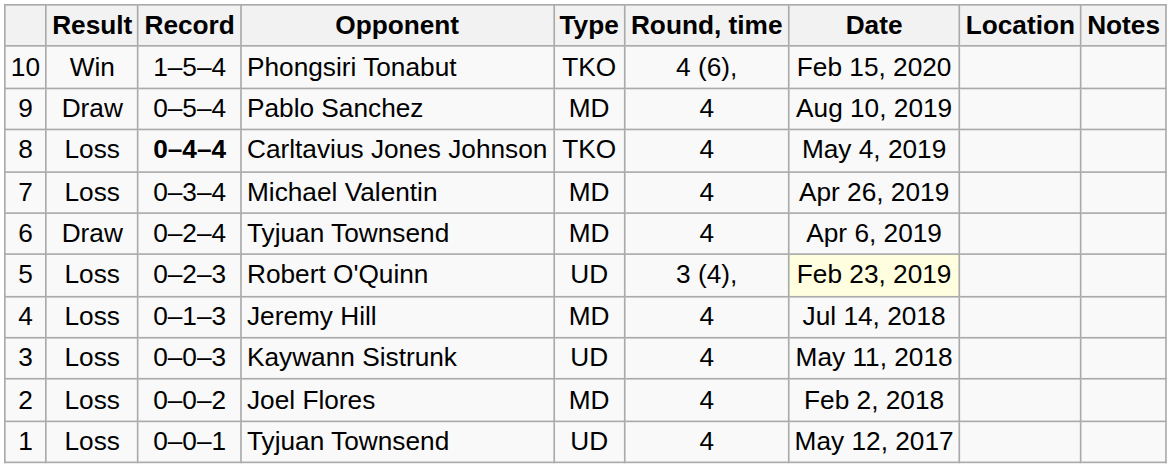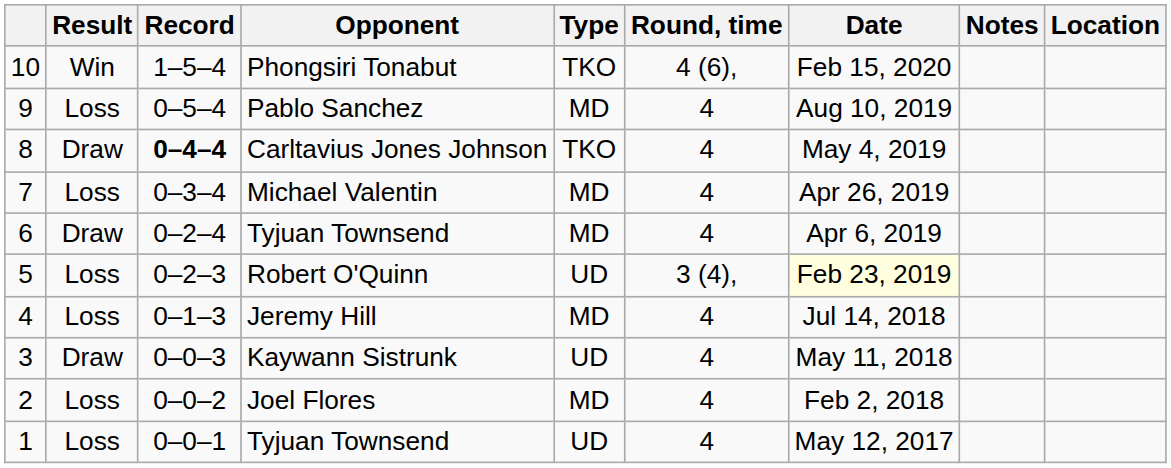columns swapped: (1020, 25) <-> (1124, 25)
(92, 108) Draw -> (92, 108) Loss
(92, 150) Loss -> (92, 150) Draw
(92, 358) Loss -> (92, 358) Draw
